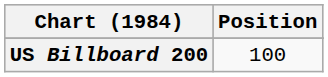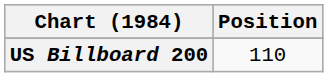(268, 55) 100 -> (268, 55) 110
